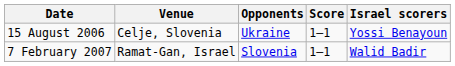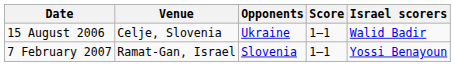(398, 33) Yossi Benayoun -> (388, 33) Walid Badir
(388, 52) Walid Badir -> (398, 52) Yossi Benayoun
